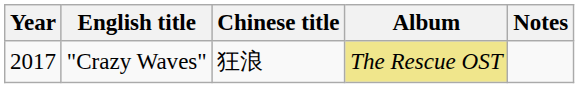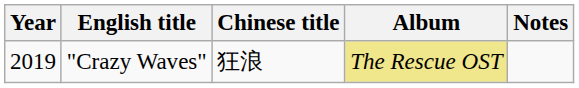(33, 61) 2017 -> (33, 61) 2019
